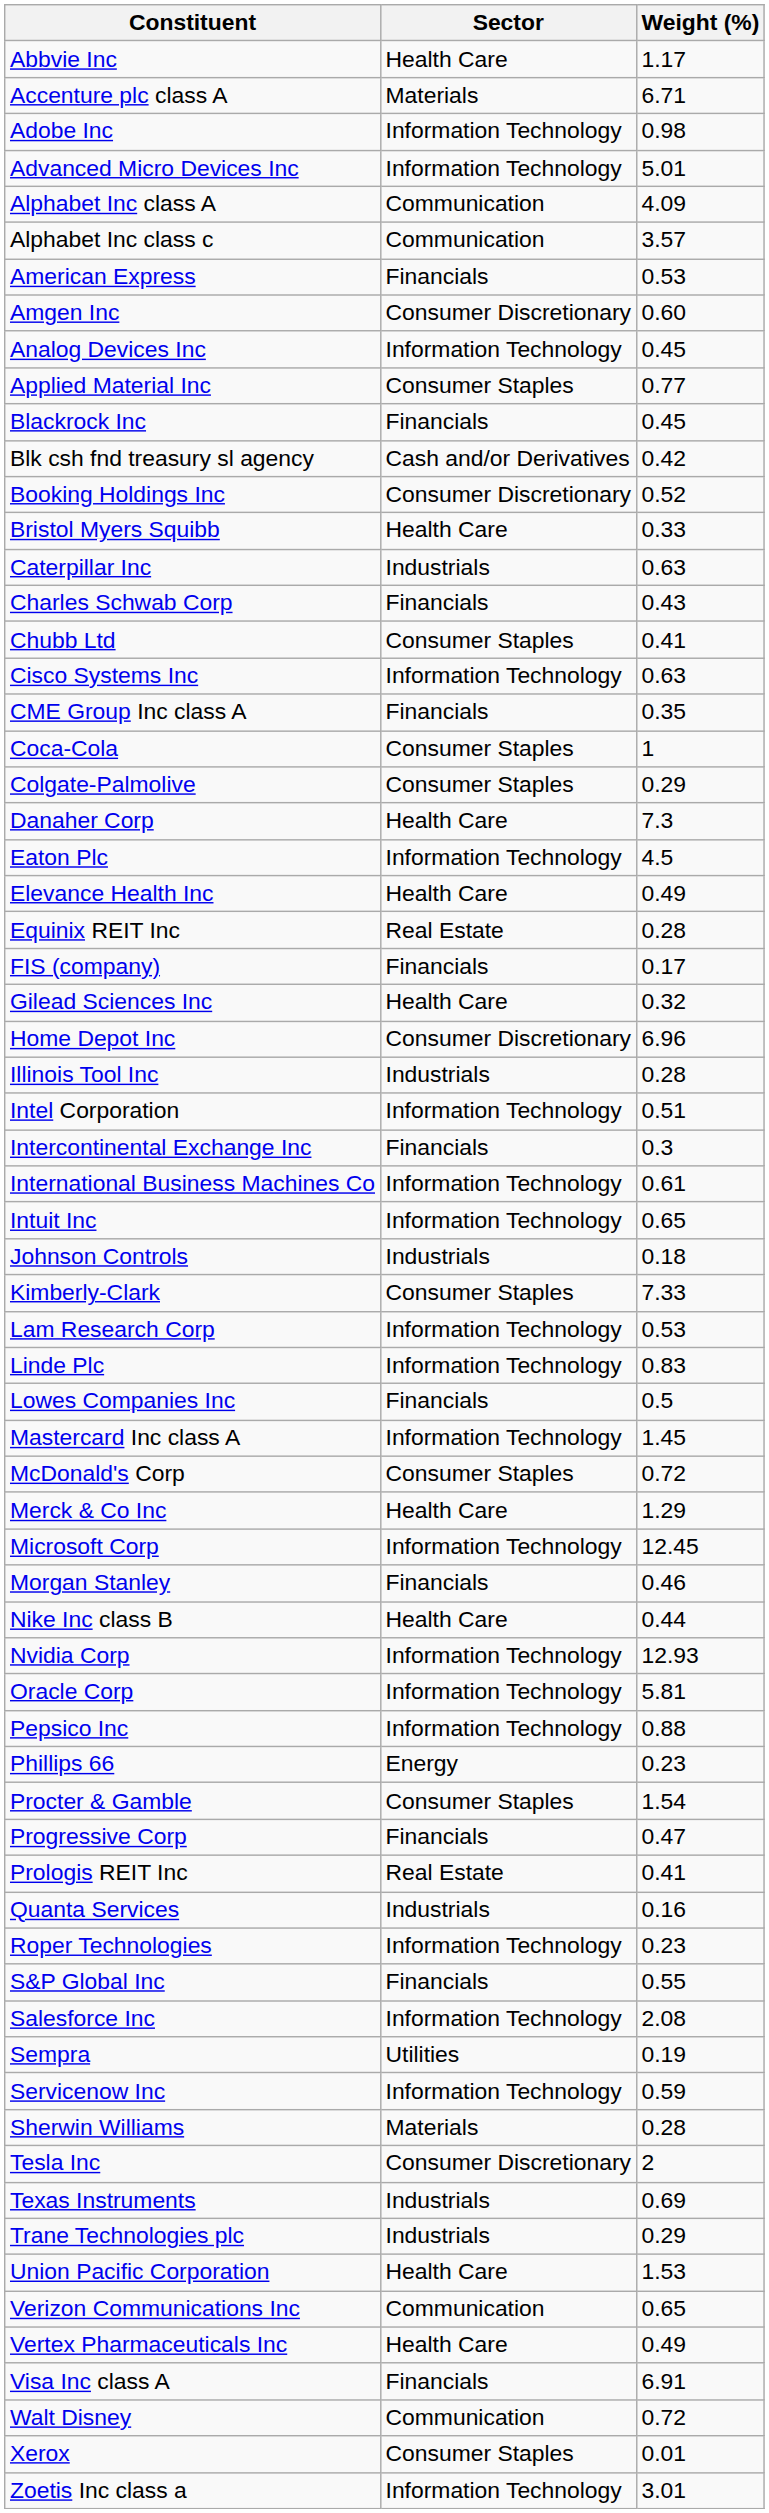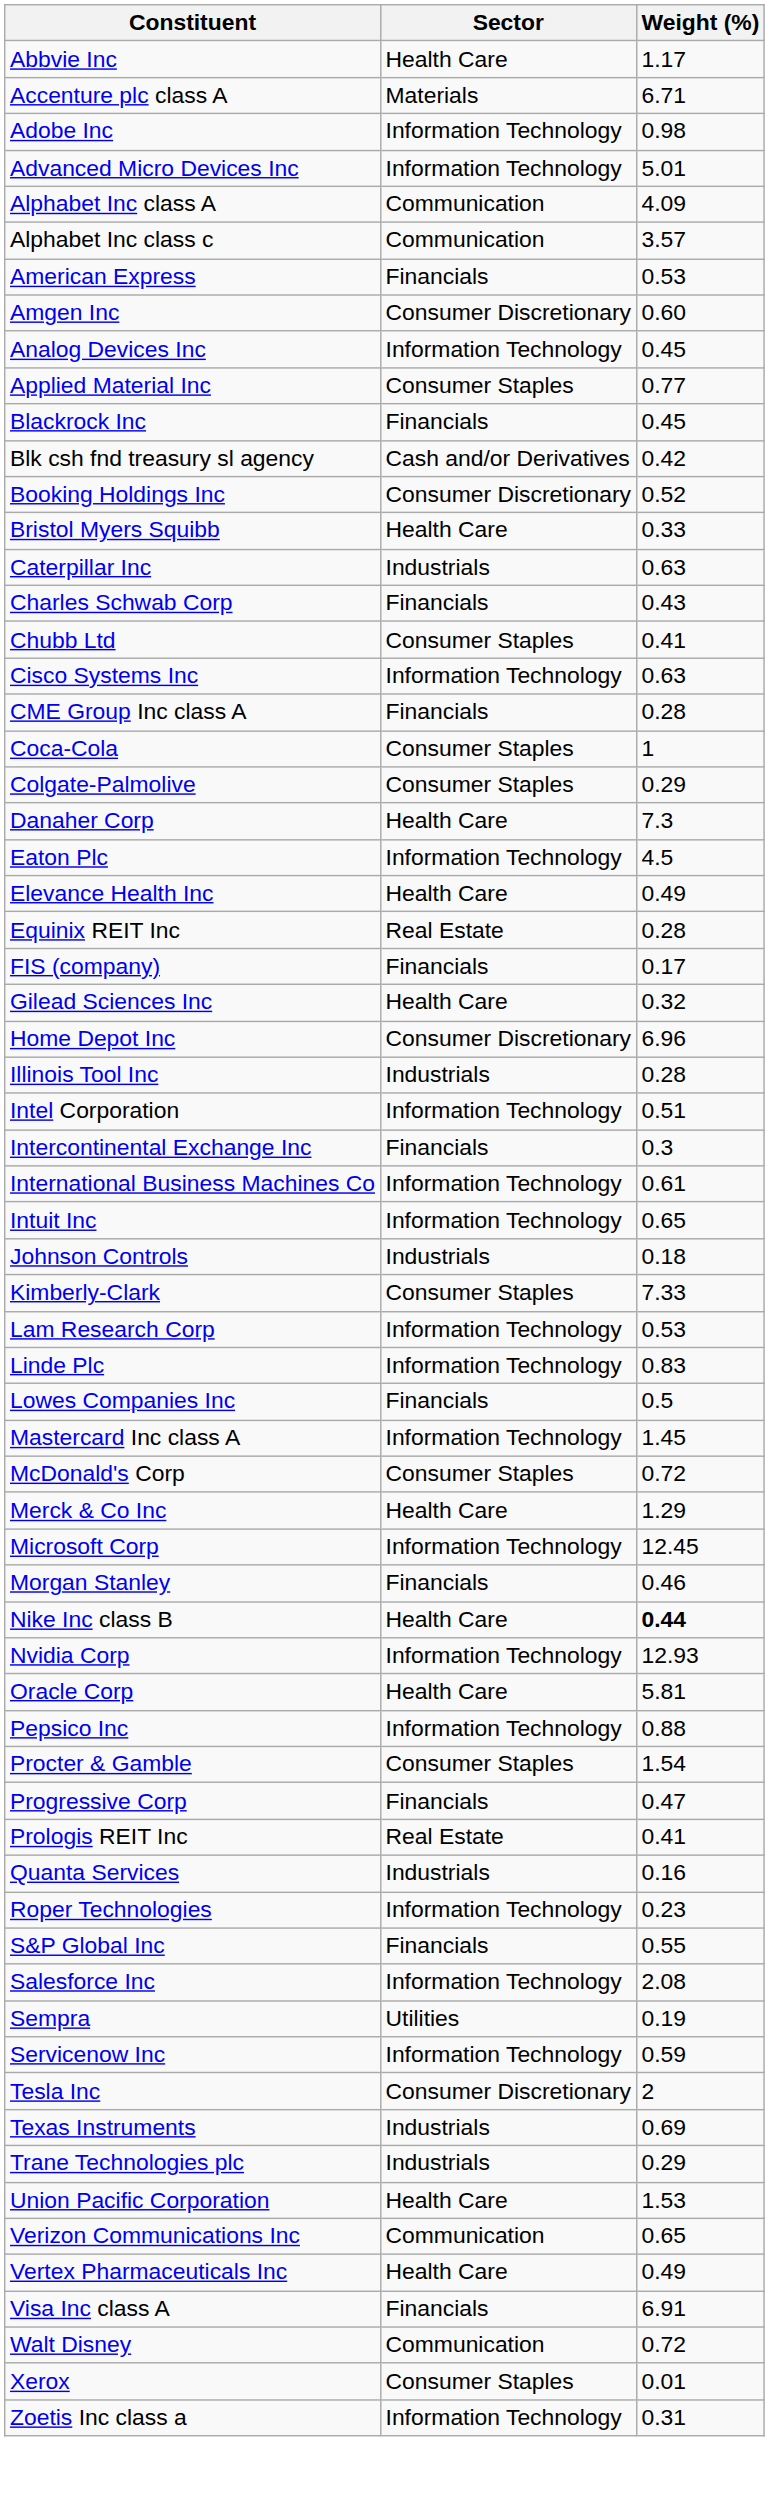(664, 712) 0.35 -> (664, 712) 0.28
(664, 1619) normal -> (664, 1619) bold
(504, 1691) Information Technology -> (447, 1691) Health Care
- row: (62, 1764)
- row: (97, 2127)
(664, 2490) 3.01 -> (664, 2417) 0.31
